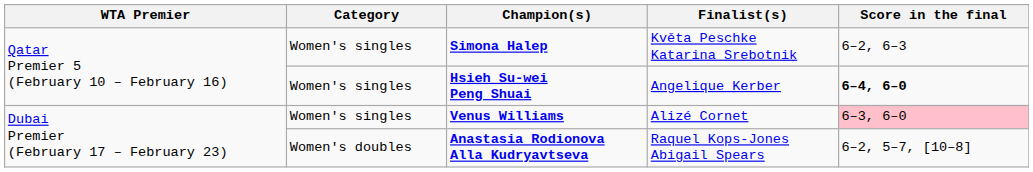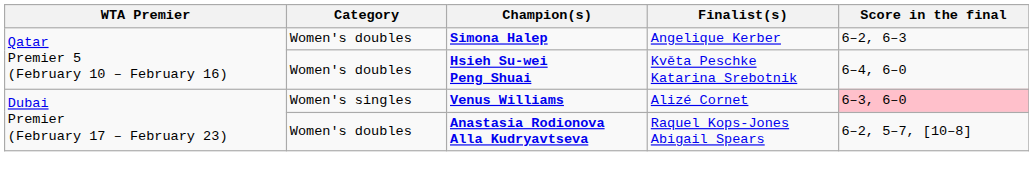(351, 47) Women's singles -> (351, 38) Women's doubles
(724, 47) Květa Peschke Katarina Srebotnik -> (716, 38) Angelique Kerber
(351, 86) Women's singles -> (351, 69) Women's doubles
(716, 86) Angelique Kerber -> (724, 69) Květa Peschke Katarina Srebotnik
(874, 86) bold -> (874, 69) normal
